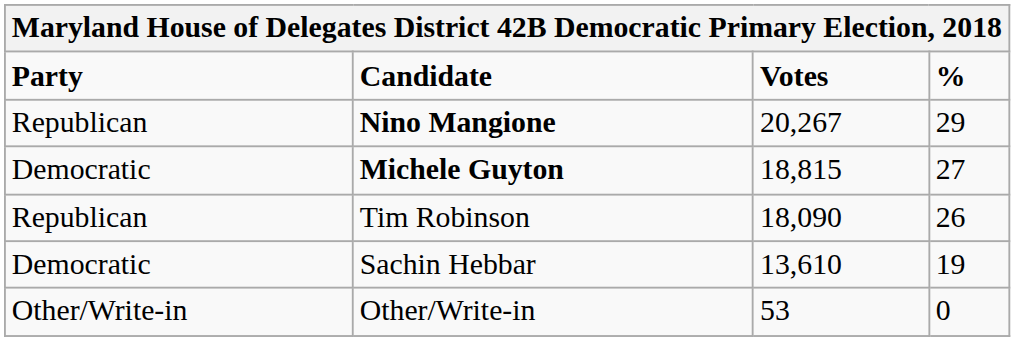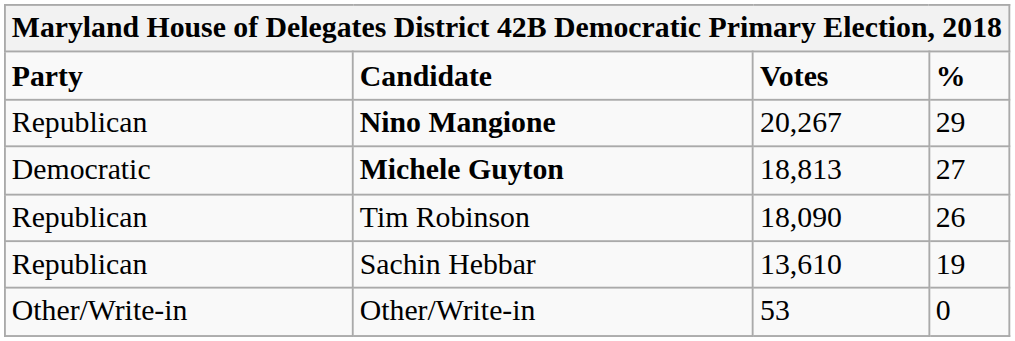(801, 169) 18,815 -> (801, 169) 18,813
(81, 264) Democratic -> (80, 264) Republican
